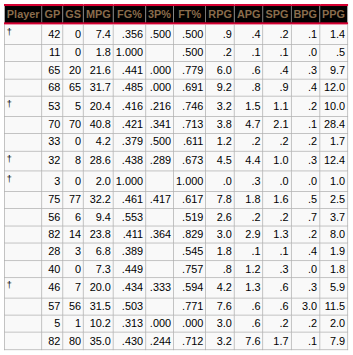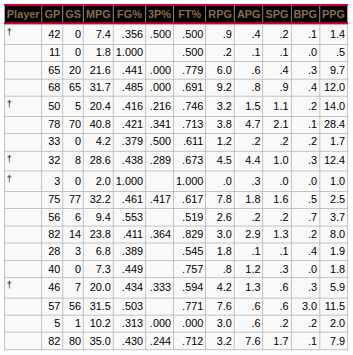(54, 106) 53 -> (54, 106) 50
(334, 106) 10.0 -> (334, 106) 14.0
(54, 125) 70 -> (54, 125) 78
